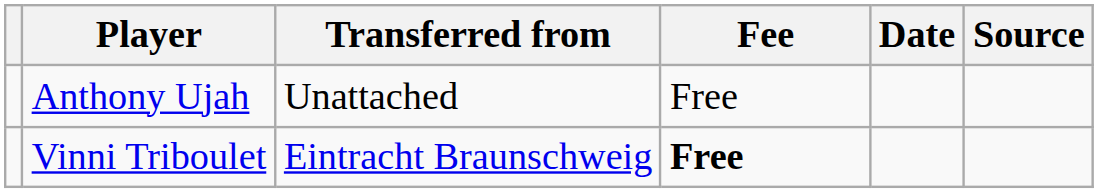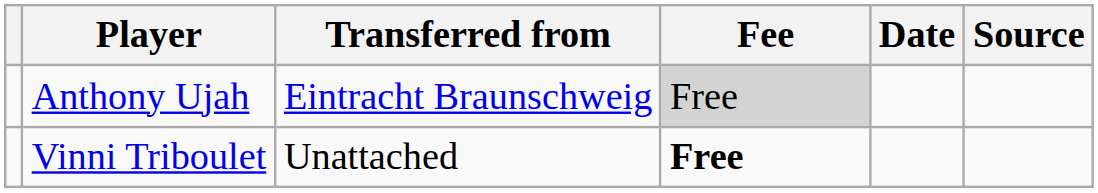(371, 95) Unattached -> (468, 95) Eintracht Braunschweig
(704, 95) no background -> (704, 95) lightgrey background
(468, 156) Eintracht Braunschweig -> (371, 156) Unattached
